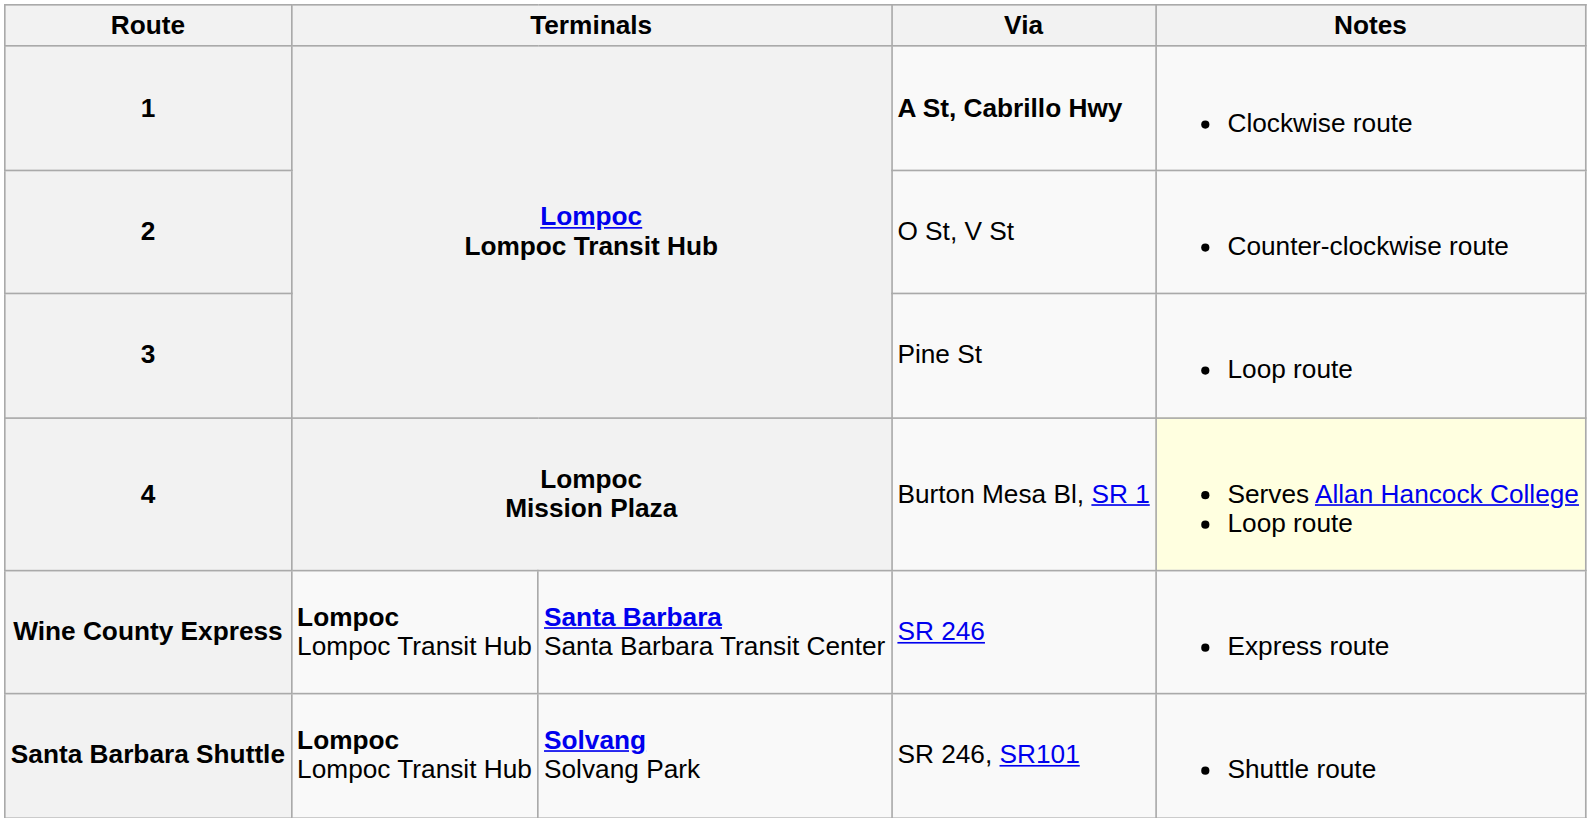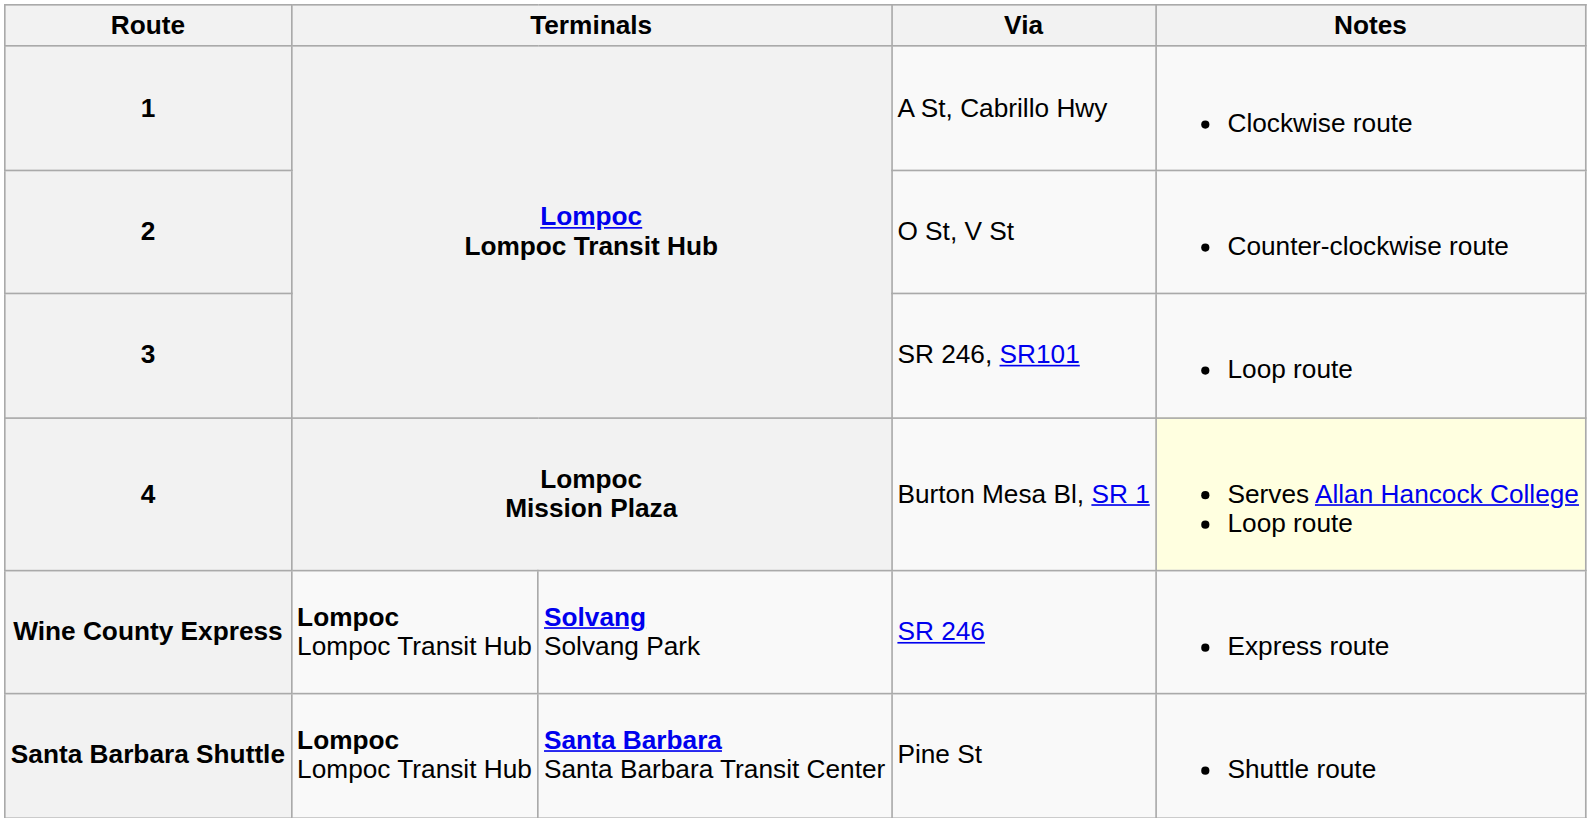(1010, 107) bold -> (1002, 107) normal
(940, 355) Pine St -> (989, 355) SR 246, SR101
(715, 631) Santa Barbara Santa Barbara Transit Center -> (622, 631) Solvang Solvang Park
(622, 755) Solvang Solvang Park -> (715, 755) Santa Barbara Santa Barbara Transit Center
(989, 755) SR 246, SR101 -> (940, 755) Pine St
